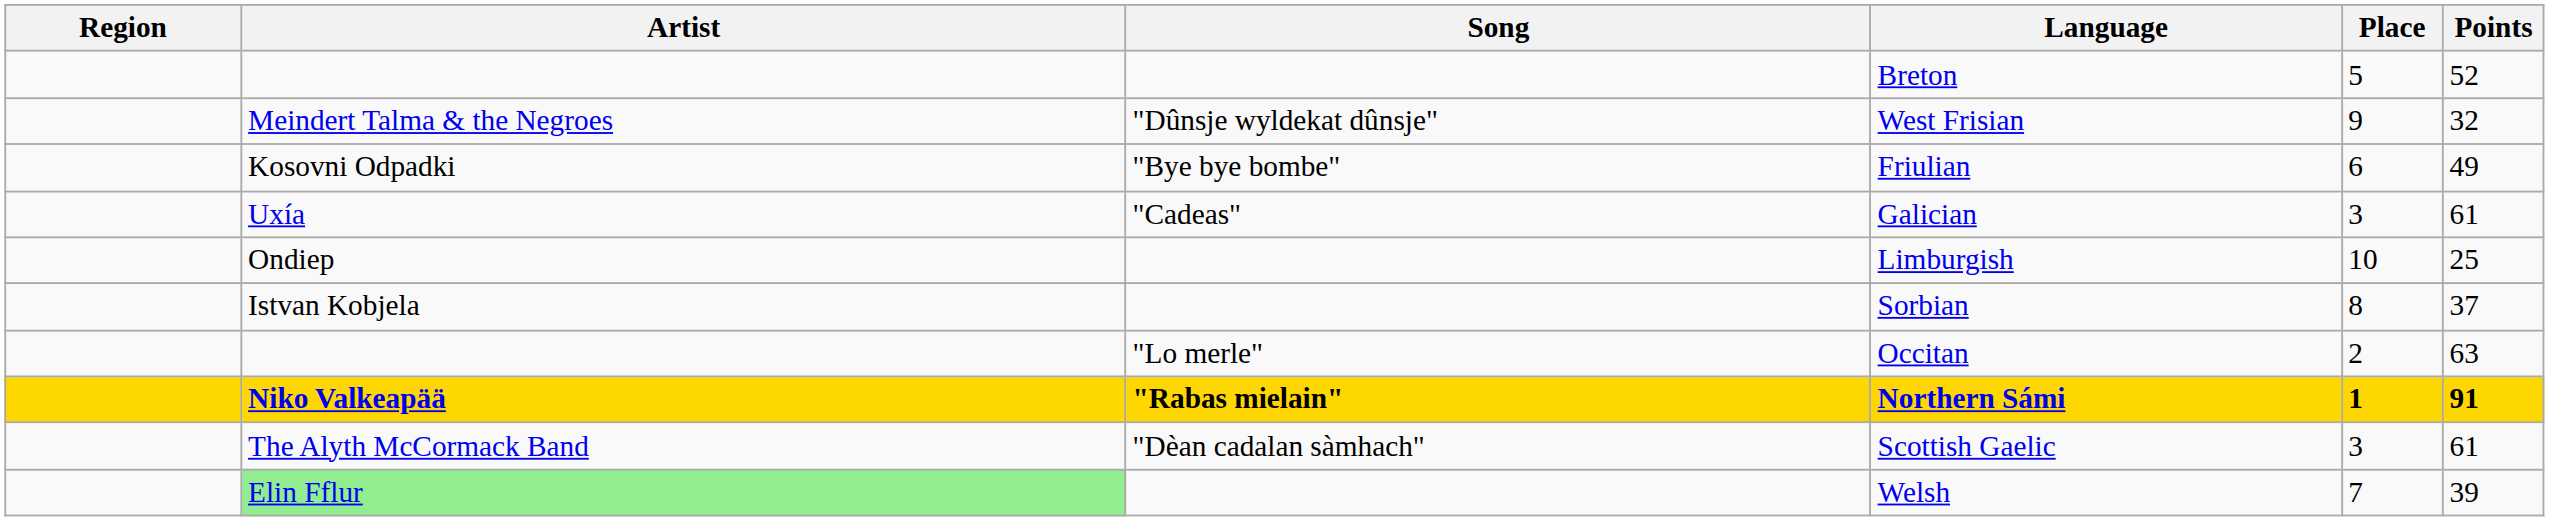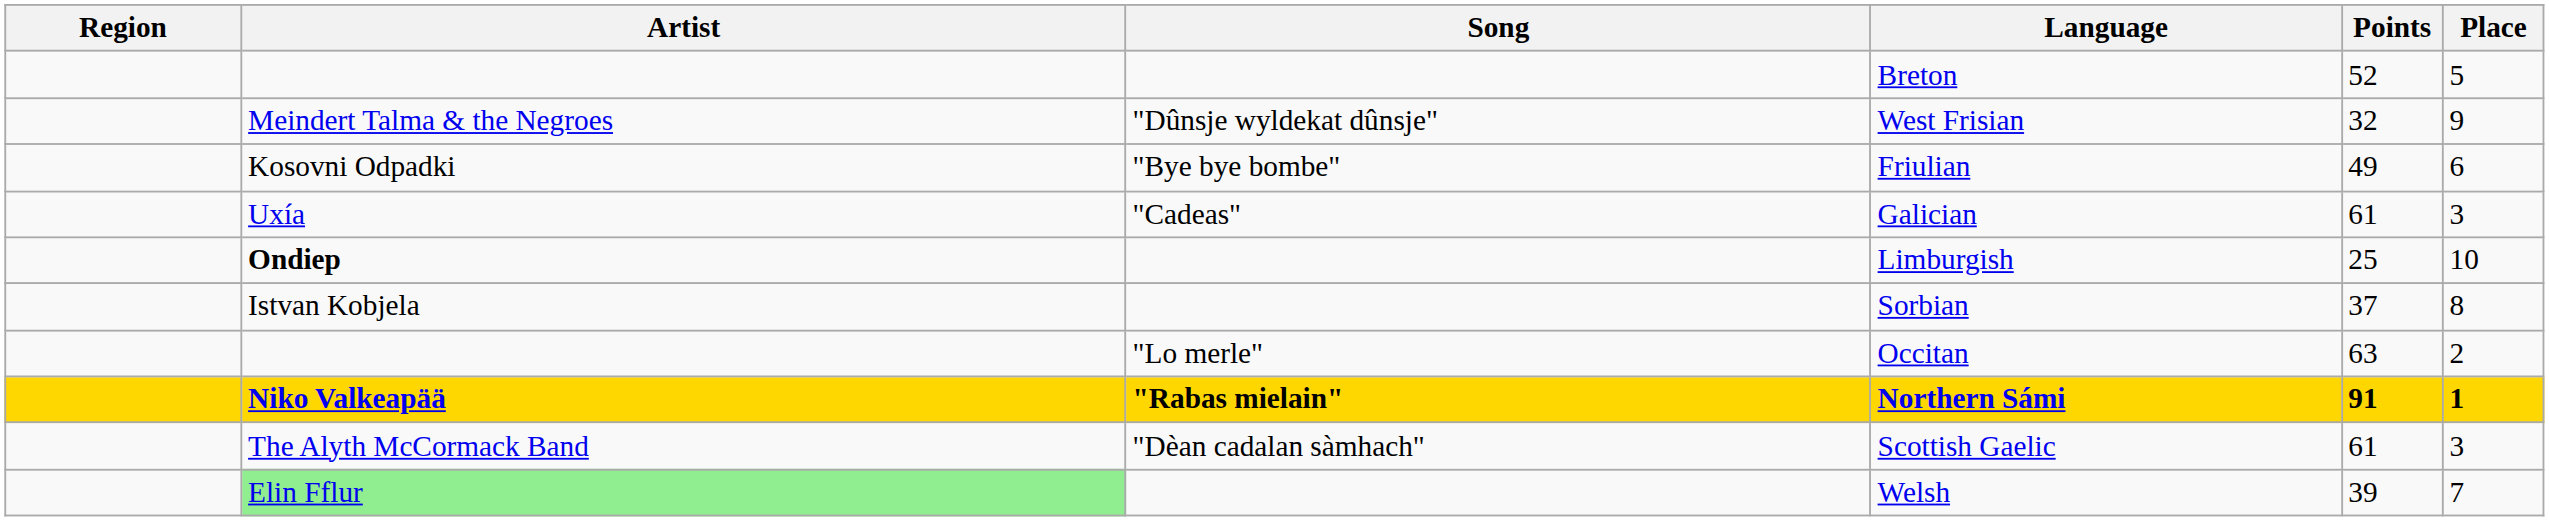columns swapped: (2493, 27) <-> (2392, 27)
(291, 259) normal -> (294, 259) bold
